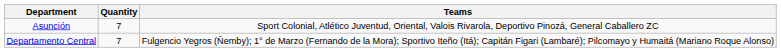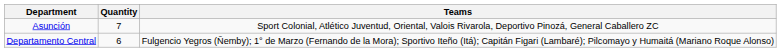(119, 40) 7 -> (119, 40) 6
